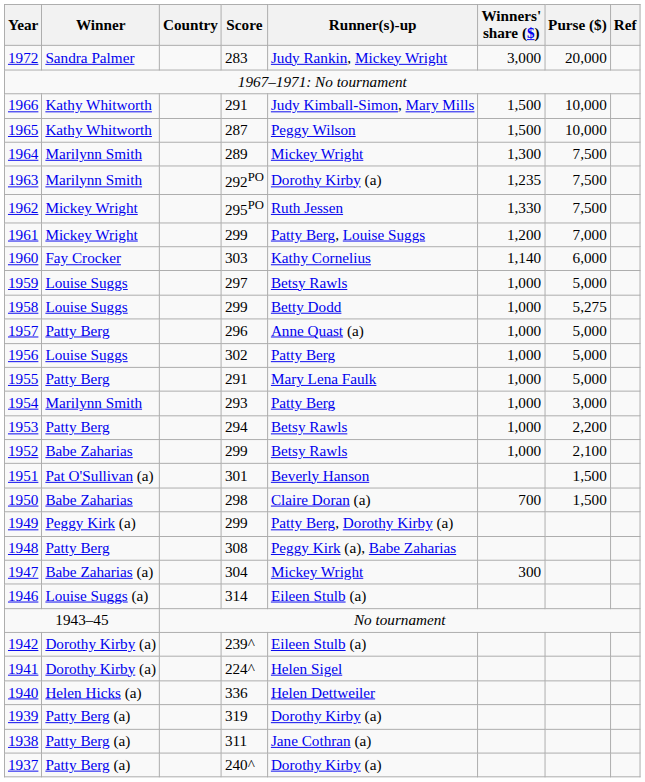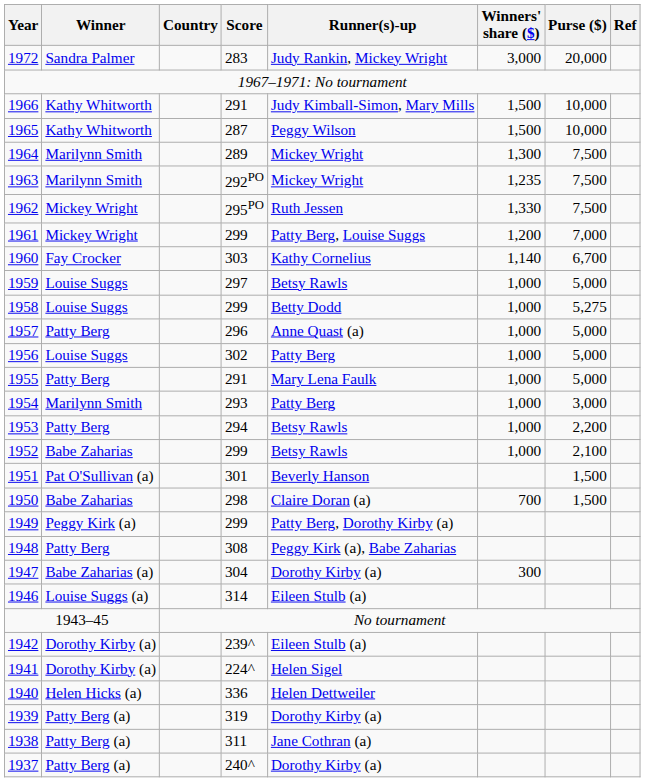(326, 180) Dorothy Kirby (a) -> (317, 180) Mickey Wright
(590, 258) 6,000 -> (590, 258) 6,700
(317, 572) Mickey Wright -> (326, 572) Dorothy Kirby (a)
